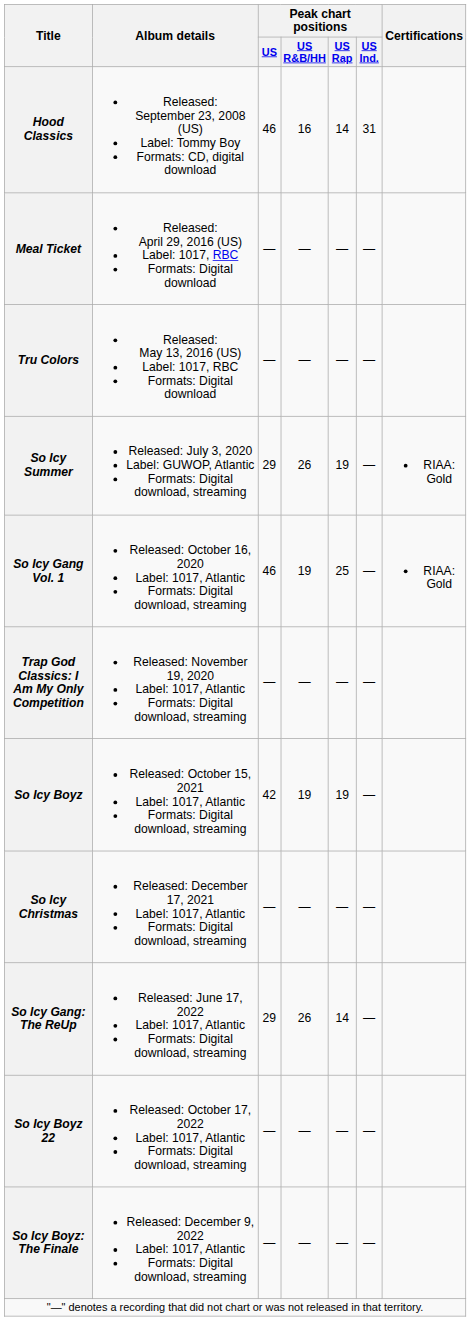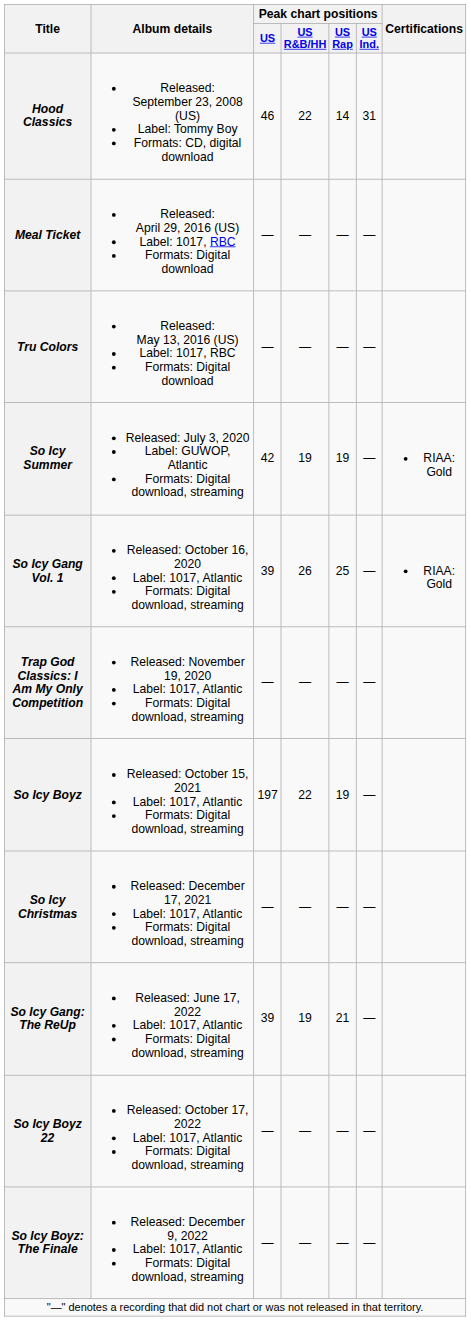(305, 129) 16 -> (305, 116) 22
(269, 465) 29 -> (268, 458) 42
(305, 465) 26 -> (305, 458) 19
(269, 570) 46 -> (268, 570) 39
(305, 570) 19 -> (305, 570) 26
(269, 794) 42 -> (268, 794) 197
(305, 794) 19 -> (305, 794) 22
(269, 1018) 29 -> (268, 1018) 39
(305, 1018) 26 -> (305, 1018) 19
(342, 1018) 14 -> (343, 1018) 21
